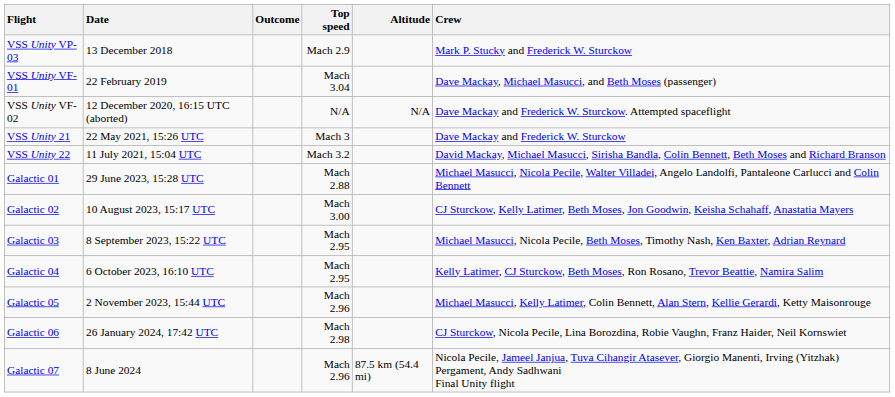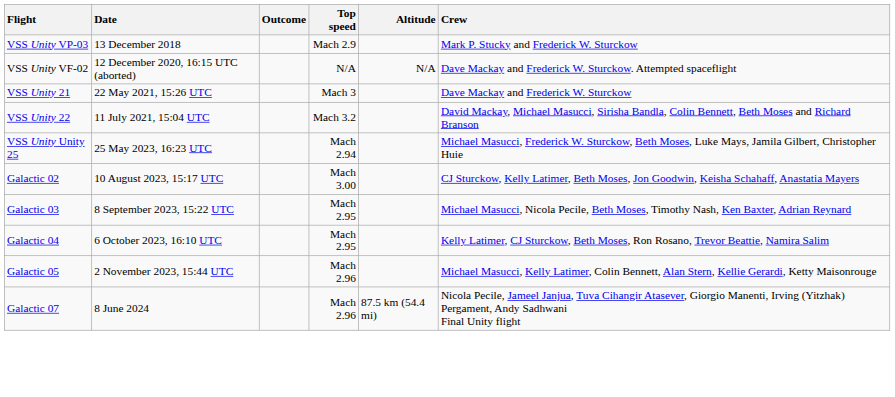- row: (42, 81)
+ row: (46, 148)
- row: (33, 179)
- row: (33, 333)
